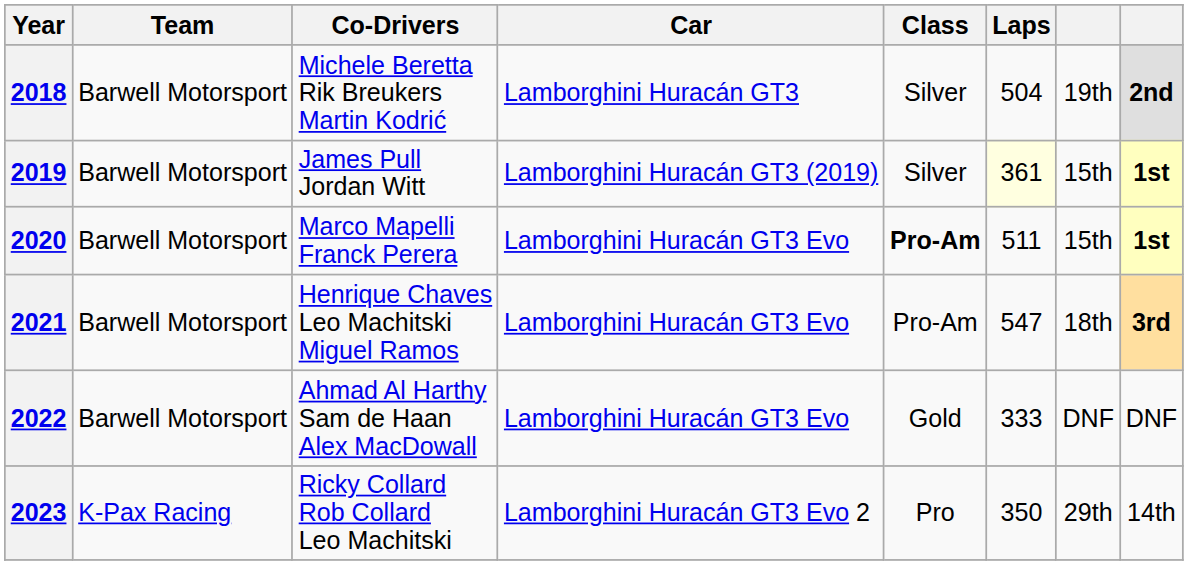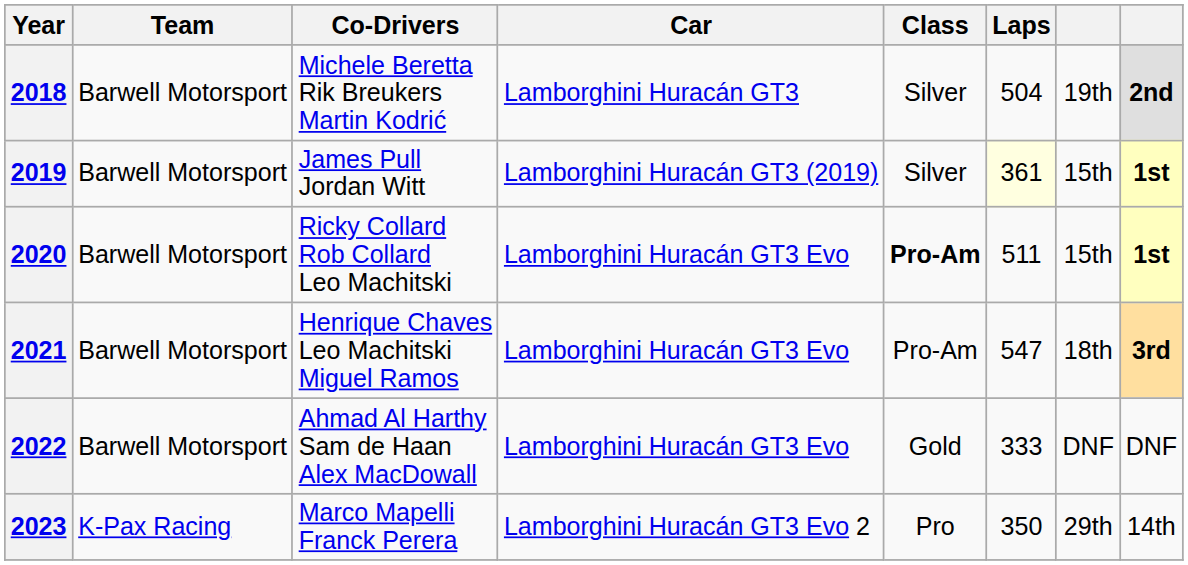(378, 241) Marco Mapelli Franck Perera -> (375, 255) Ricky Collard Rob Collard Leo Machitski
(375, 513) Ricky Collard Rob Collard Leo Machitski -> (378, 527) Marco Mapelli Franck Perera
